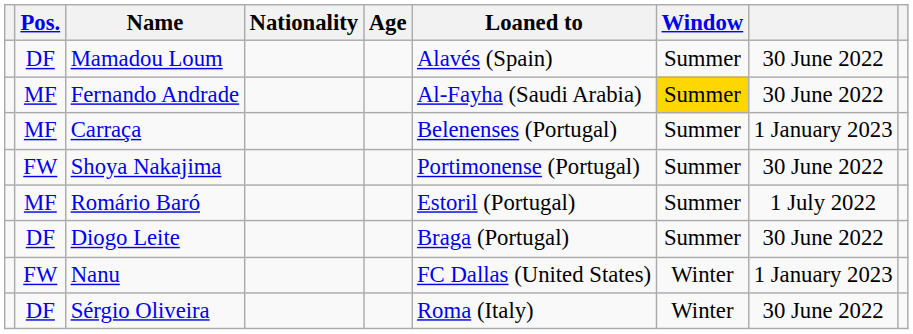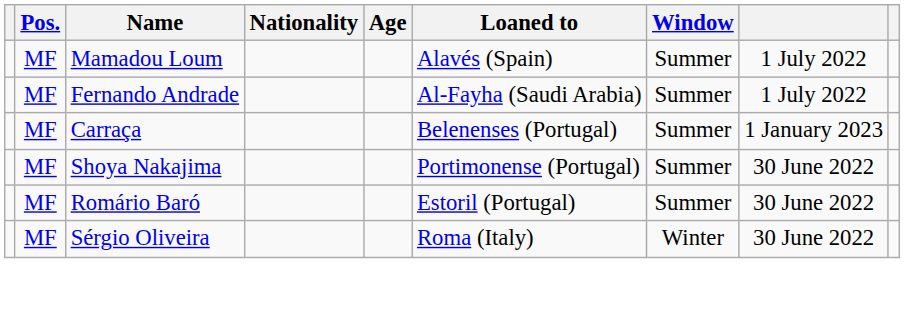(40, 58) DF -> (40, 58) MF
(823, 58) 30 June 2022 -> (814, 58) 1 July 2022
(702, 94) gold background -> (693, 94) no background
(823, 94) 30 June 2022 -> (814, 94) 1 July 2022
(40, 166) FW -> (40, 166) MF
(823, 202) 1 July 2022 -> (814, 202) 30 June 2022
- row: (125, 238)
- row: (95, 274)
(40, 310) DF -> (40, 238) MF
